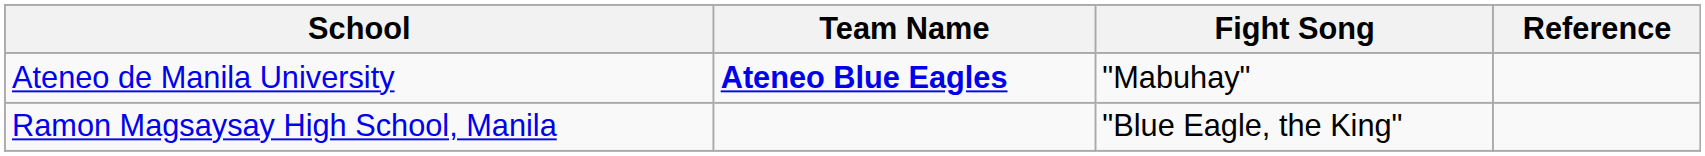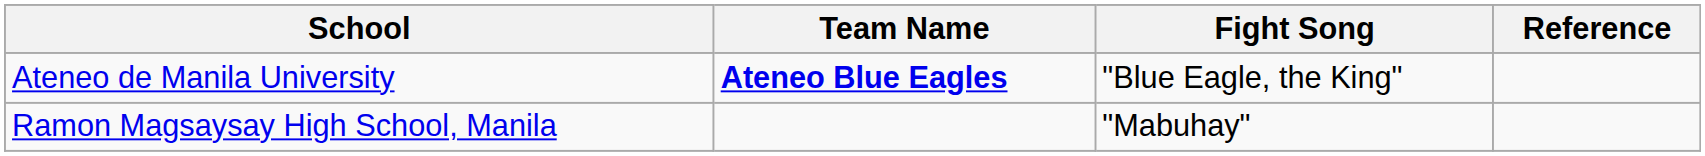(1176, 77) "Mabuhay" -> (1252, 77) "Blue Eagle, the King"
(1252, 126) "Blue Eagle, the King" -> (1176, 126) "Mabuhay"
